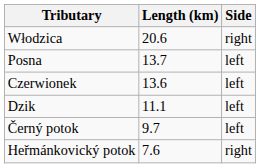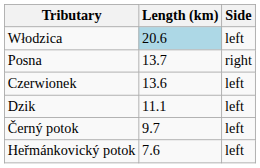(154, 38) no background -> (154, 38) lightblue background
(238, 38) right -> (234, 38) left
(234, 60) left -> (238, 60) right
(238, 151) right -> (234, 151) left
